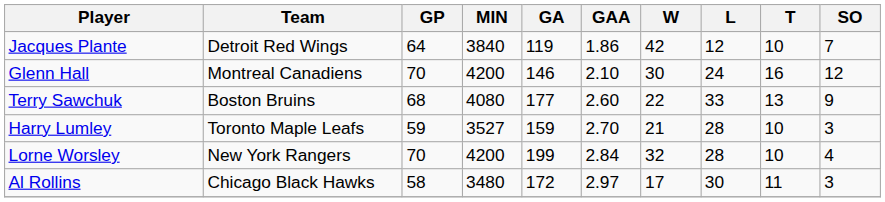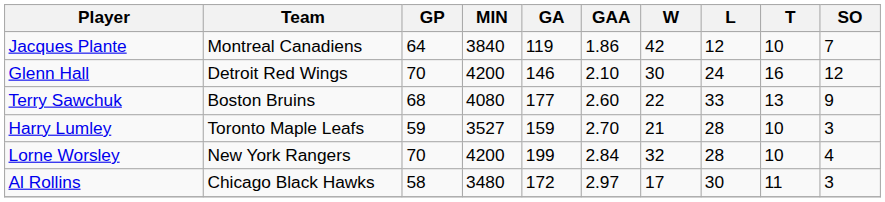(278, 45) Detroit Red Wings -> (285, 45) Montreal Canadiens
(285, 73) Montreal Canadiens -> (278, 73) Detroit Red Wings
